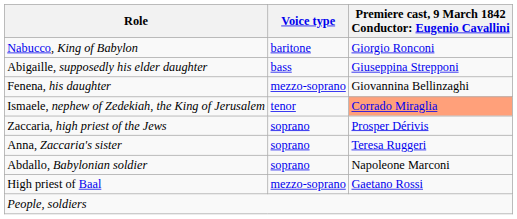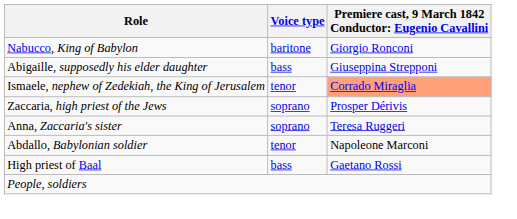- row: (59, 86)
(290, 164) soprano -> (283, 145) tenor
(308, 184) mezzo-soprano -> (281, 164) bass
